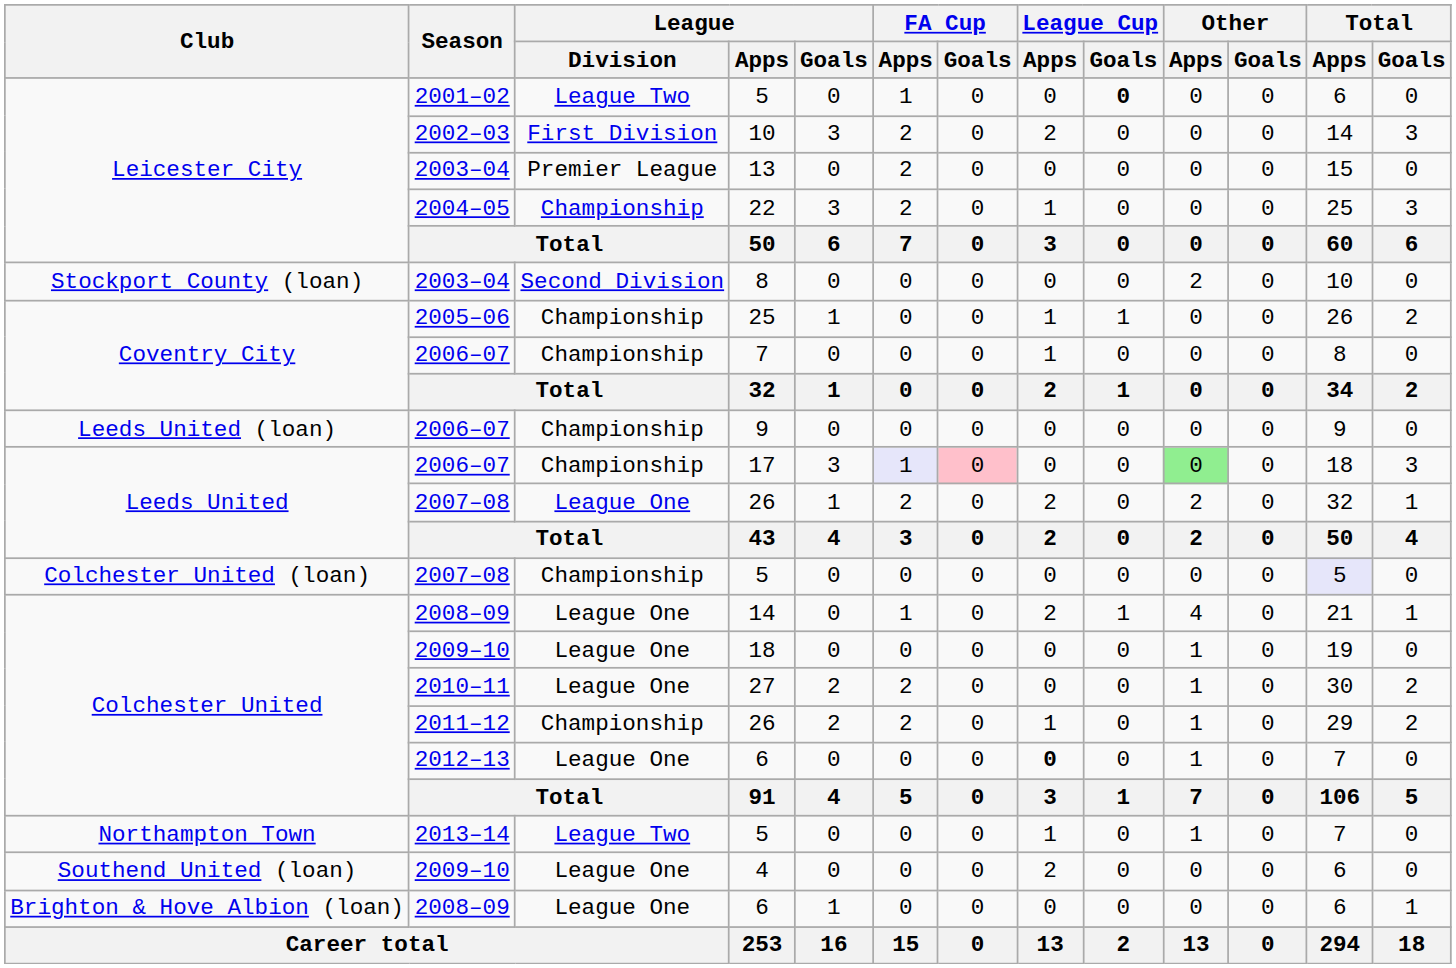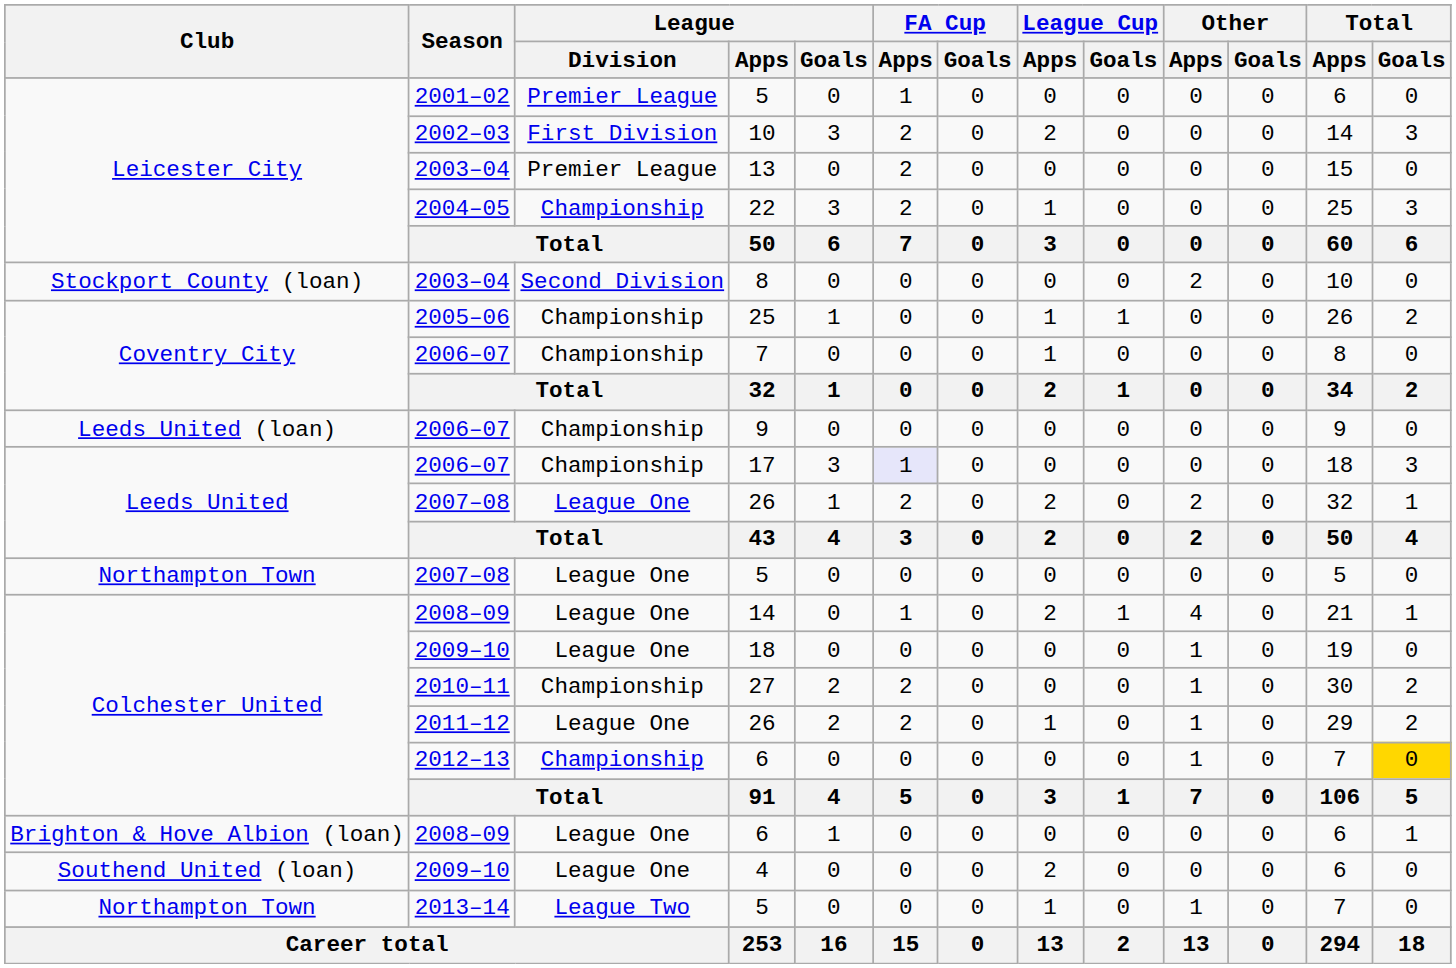(622, 97) League Two -> (622, 97) Premier League
(1123, 97) bold -> (1123, 97) normal
(978, 466) pink background -> (978, 466) no background
(1196, 466) lightgreen background -> (1196, 466) no background
(207, 576) Colchester United (loan) -> (207, 576) Northampton Town
(622, 576) Championship -> (622, 576) League One
(1340, 576) lavender background -> (1340, 576) no background
(622, 687) League One -> (622, 687) Championship
(622, 724) Championship -> (622, 724) League One
(622, 761) League One -> (622, 761) Championship
(1050, 761) bold -> (1050, 761) normal
(1412, 761) no background -> (1412, 761) gold background
rows swapped: (462, 908) <-> (462, 834)
